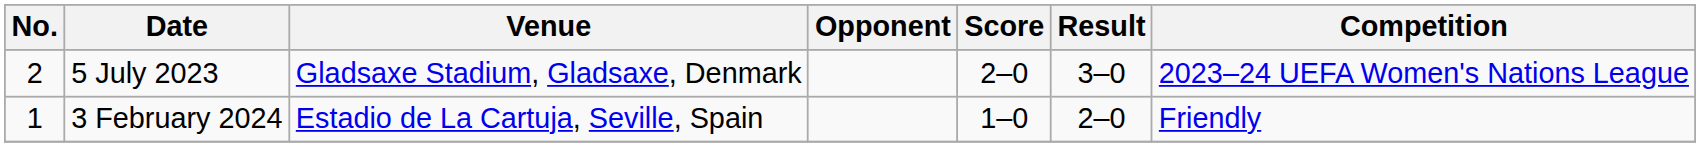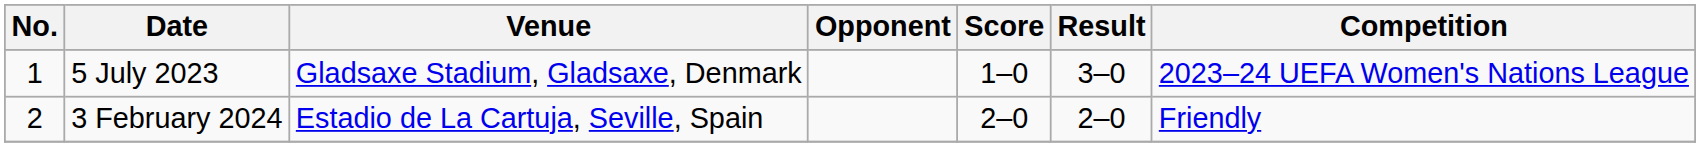(35, 73) 2 -> (35, 73) 1
(1004, 73) 2–0 -> (1004, 73) 1–0
(35, 118) 1 -> (35, 118) 2
(1004, 118) 1–0 -> (1004, 118) 2–0
